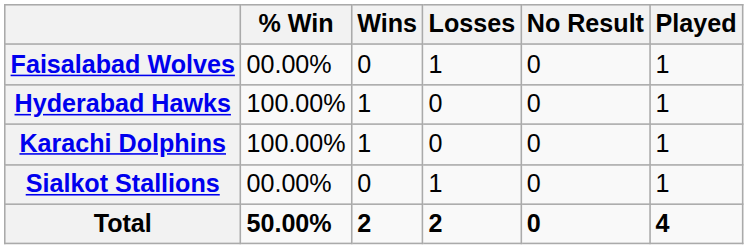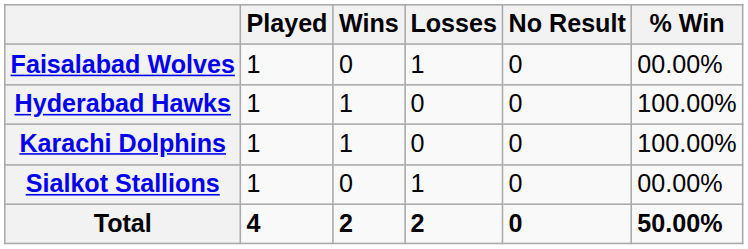columns swapped: (696, 24) <-> (296, 24)
